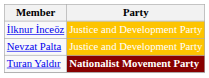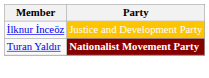- row: (34, 47)
